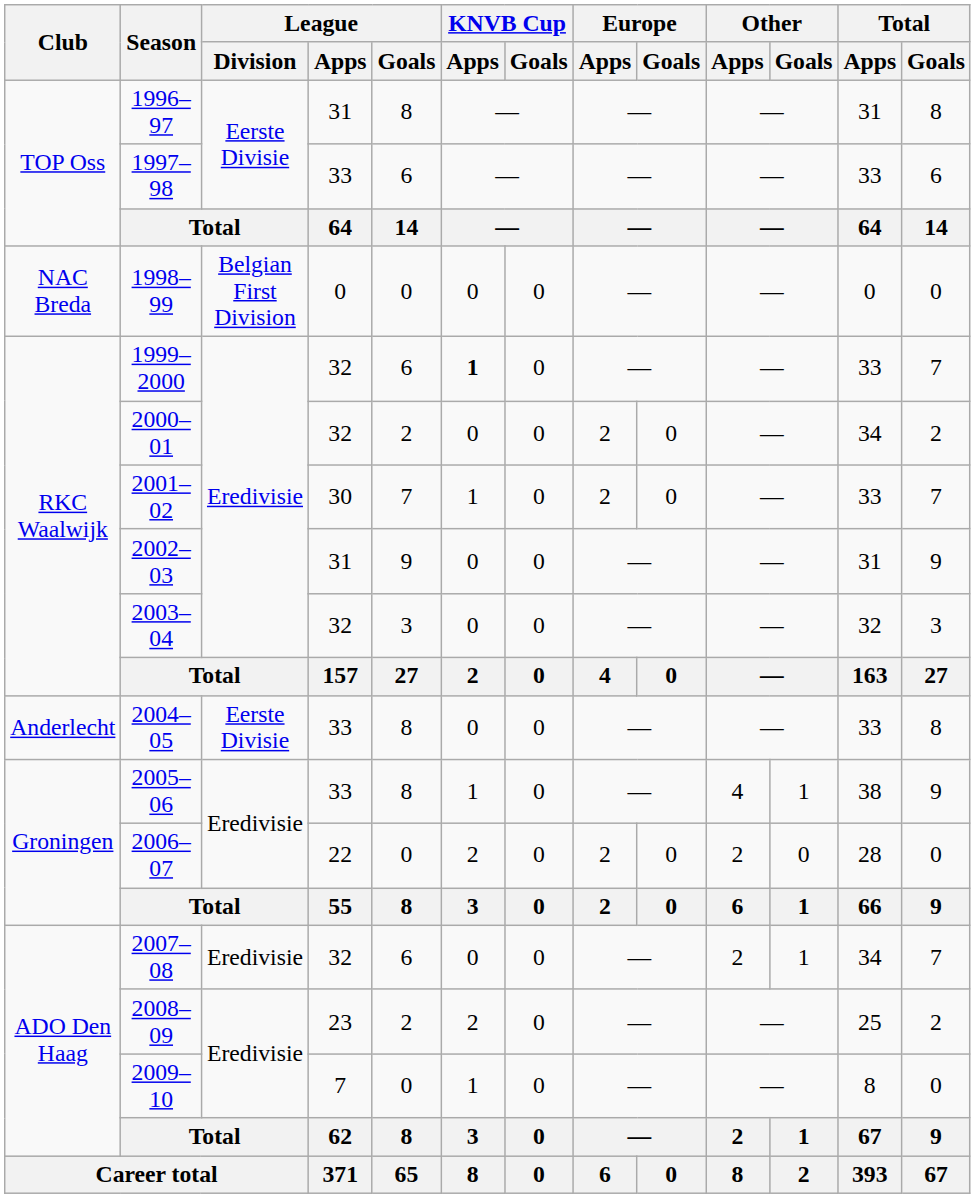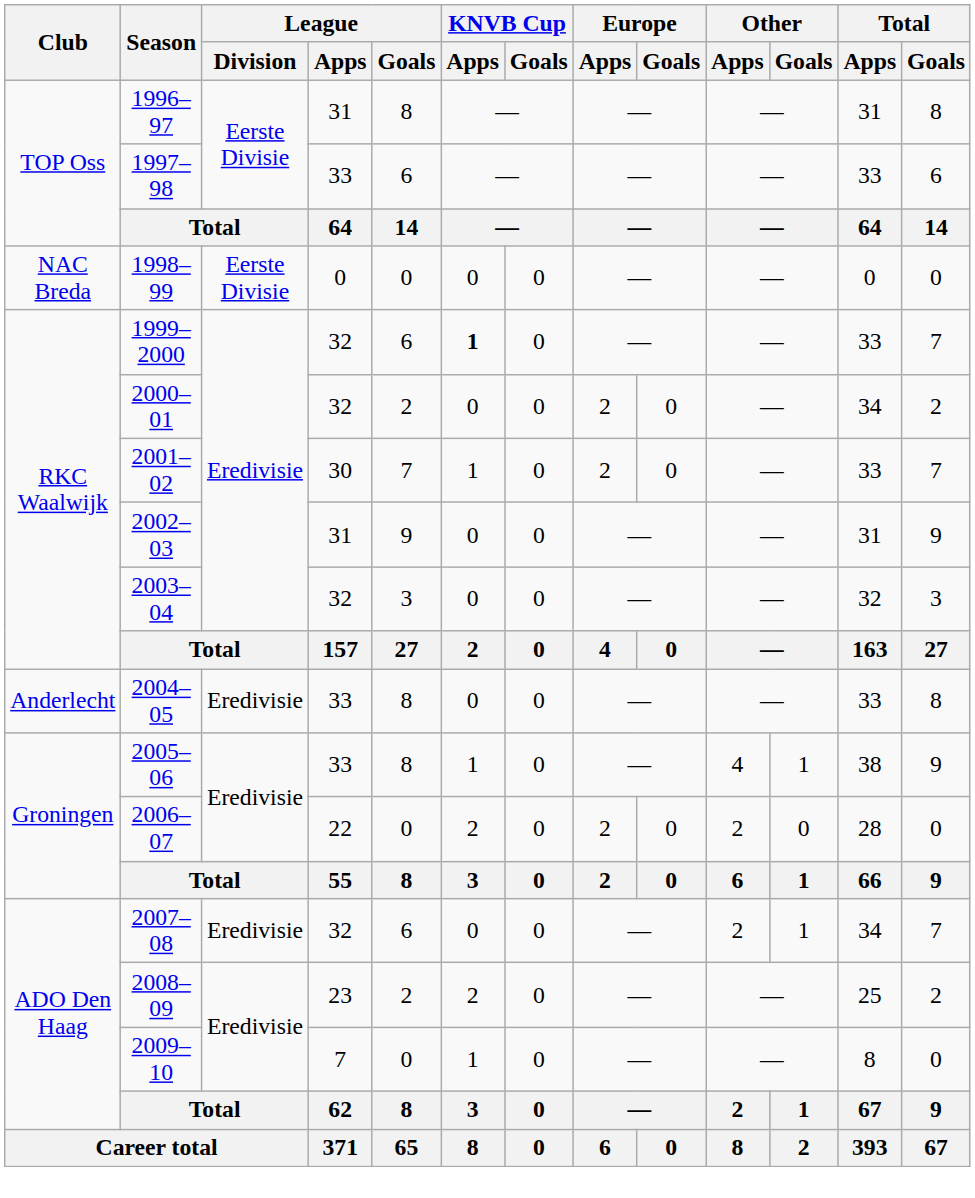(255, 290) Belgian First Division -> (255, 277) Eerste Divisie
(255, 727) Eerste Divisie -> (255, 700) Eredivisie
